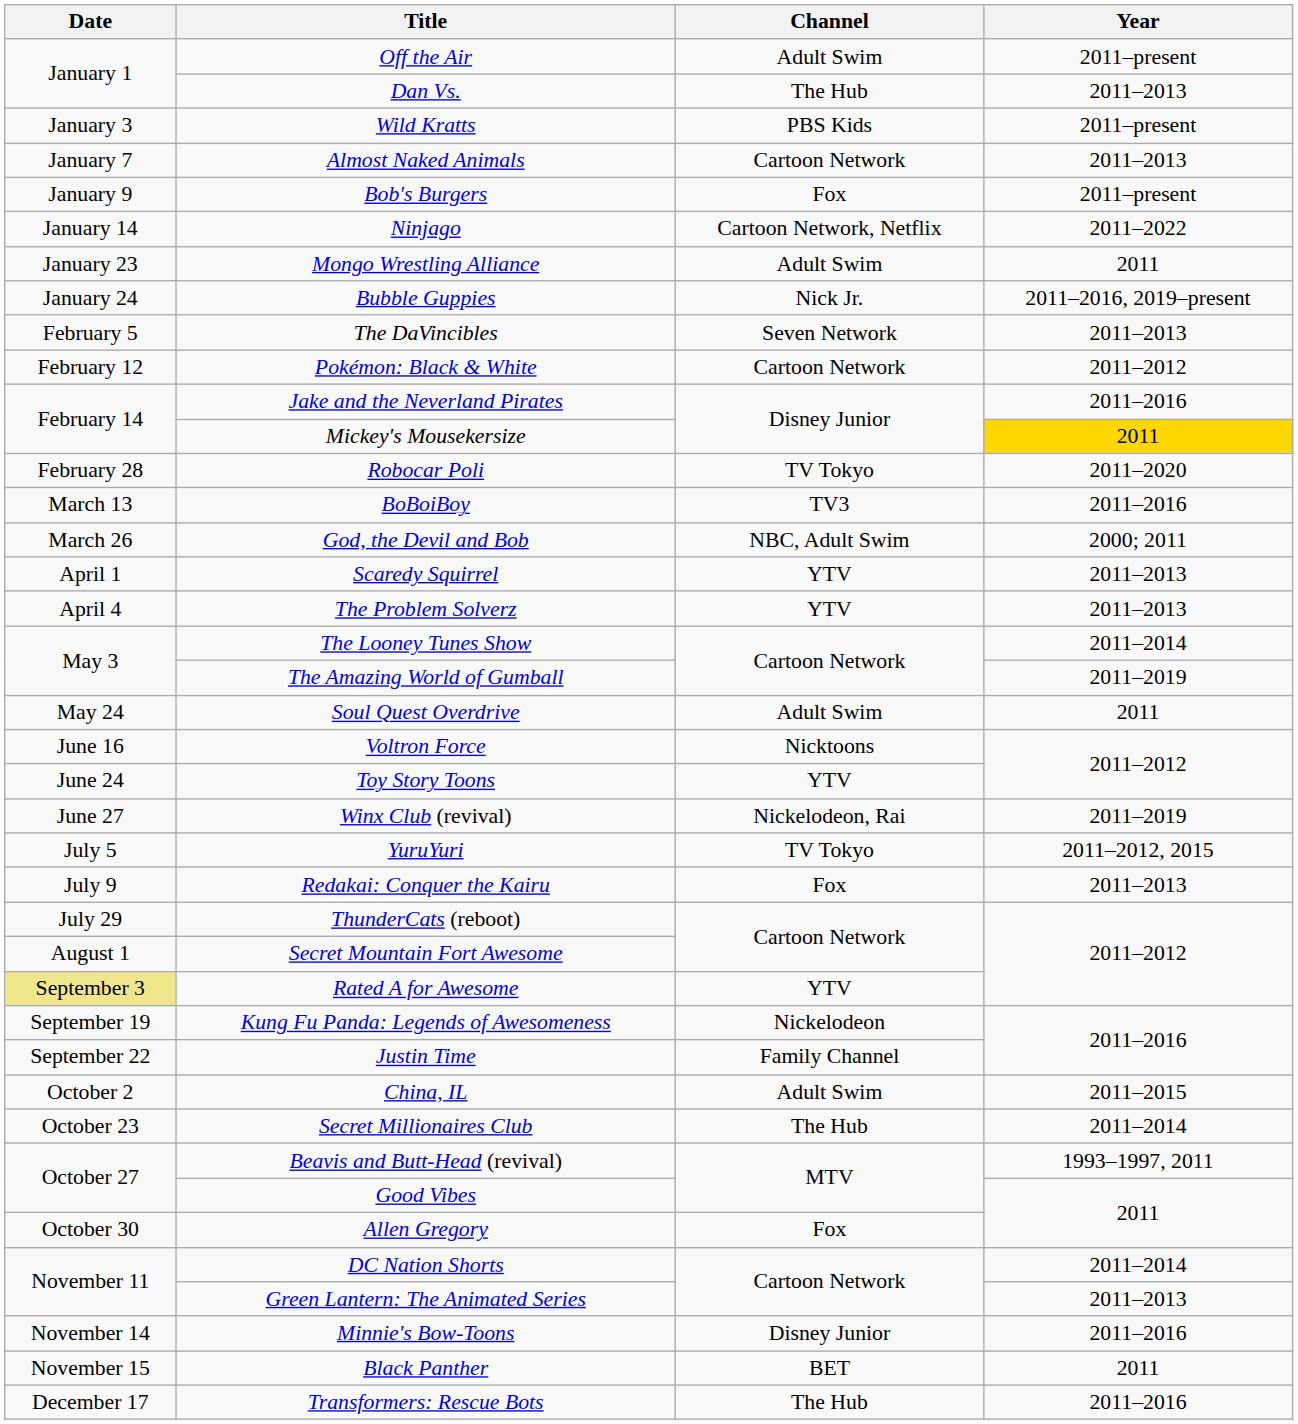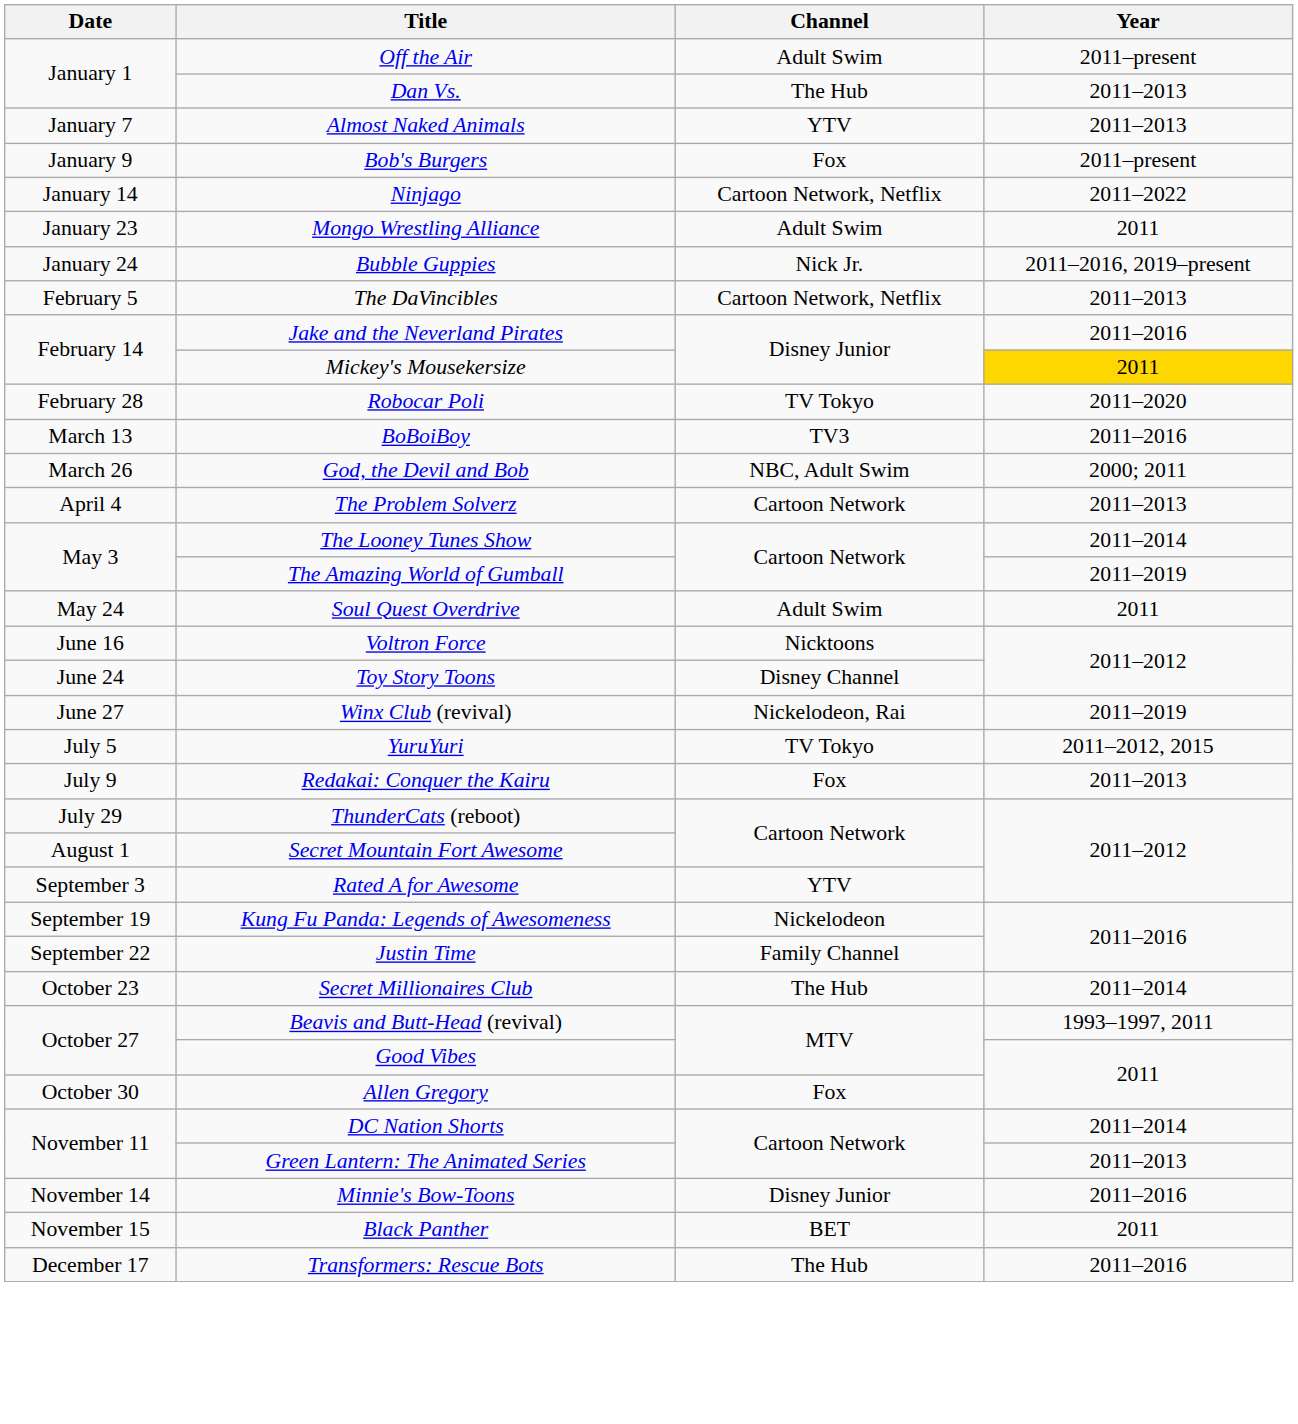- row: (426, 125)
(829, 159) Cartoon Network -> (829, 125) YTV
(829, 332) Seven Network -> (829, 297) Cartoon Network, Netflix
- row: (426, 366)
- row: (426, 573)
(829, 608) YTV -> (829, 504) Cartoon Network
(829, 780) YTV -> (829, 677) Disney Channel
(90, 988) khaki background -> (90, 884) no background
- row: (426, 1091)
